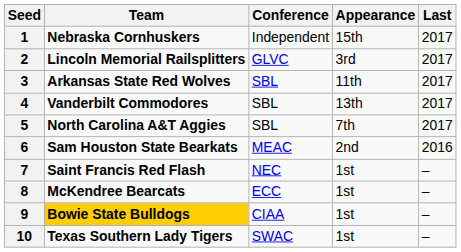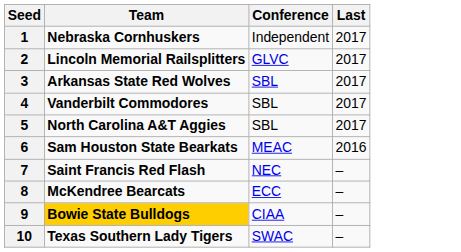- column: (375, 15)
